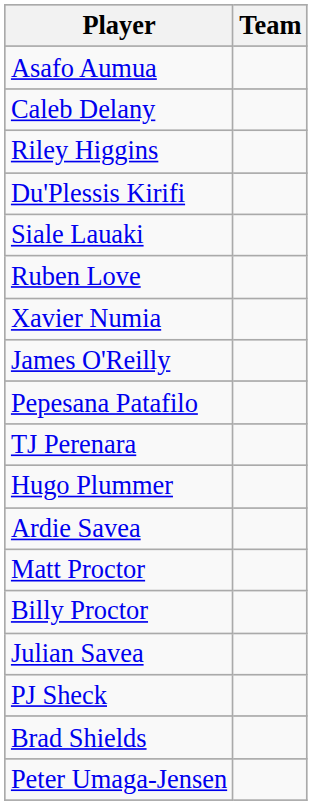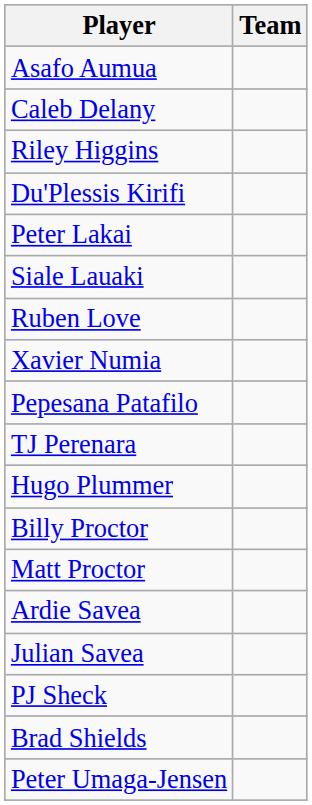+ row: (71, 234)
- row: (91, 360)
rows swapped: (79, 611) <-> (76, 527)
